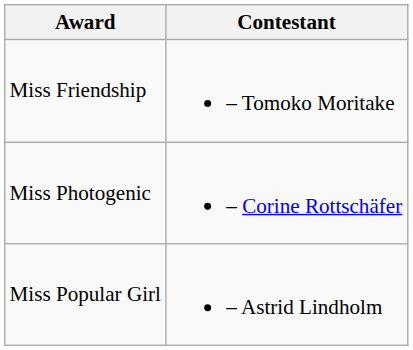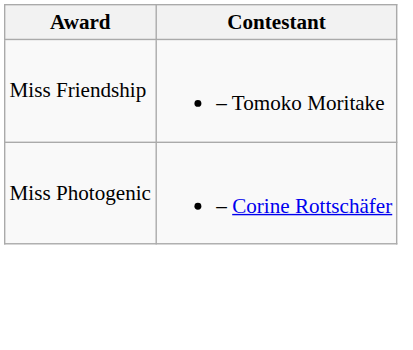- row: (85, 294)
